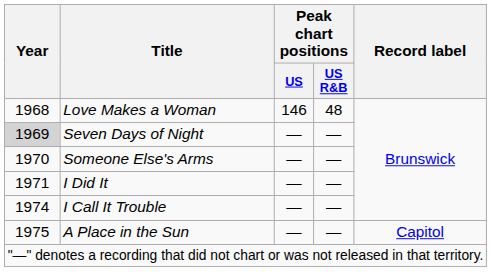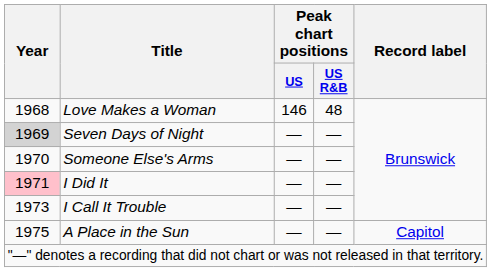(32, 183) no background -> (32, 183) pink background
(32, 207) 1974 -> (32, 207) 1973
